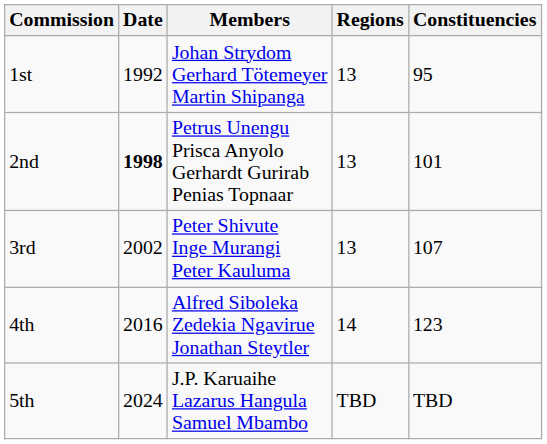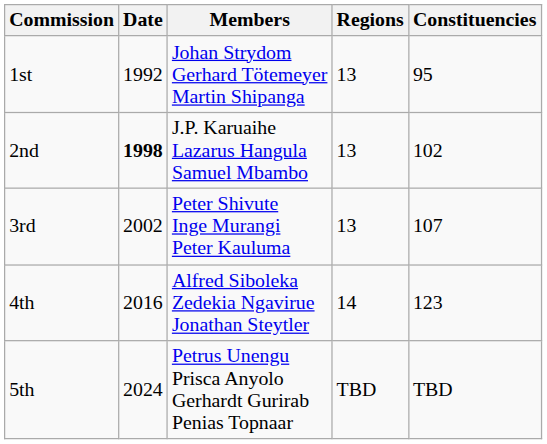(240, 161) Petrus Unengu Prisca Anyolo Gerhardt Gurirab Penias Topnaar -> (240, 150) J.P. Karuaihe Lazarus Hangula Samuel Mbambo
(428, 161) 101 -> (428, 150) 102
(240, 400) J.P. Karuaihe Lazarus Hangula Samuel Mbambo -> (240, 389) Petrus Unengu Prisca Anyolo Gerhardt Gurirab Penias Topnaar
